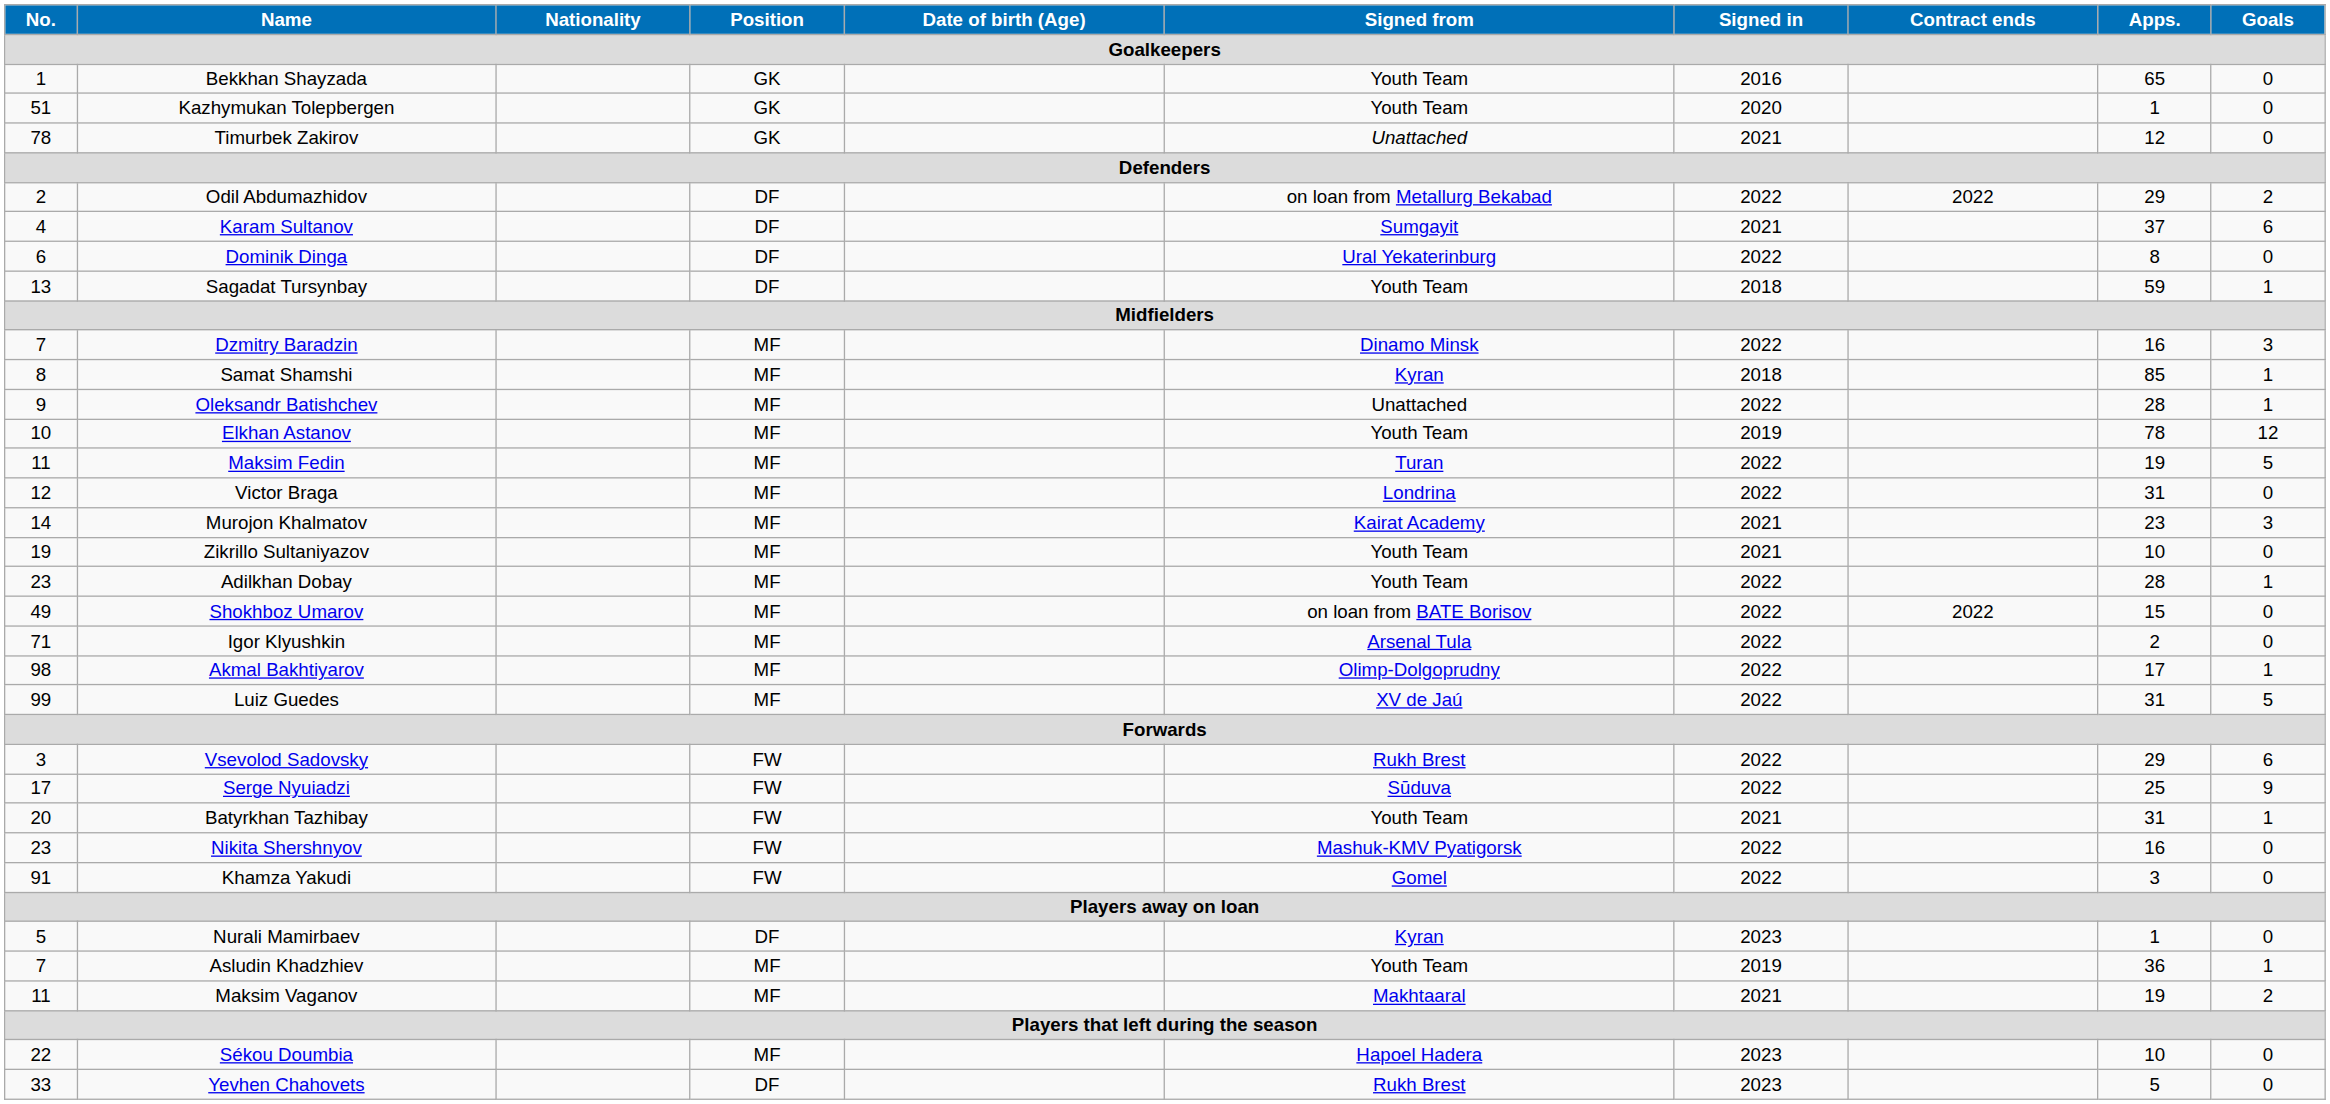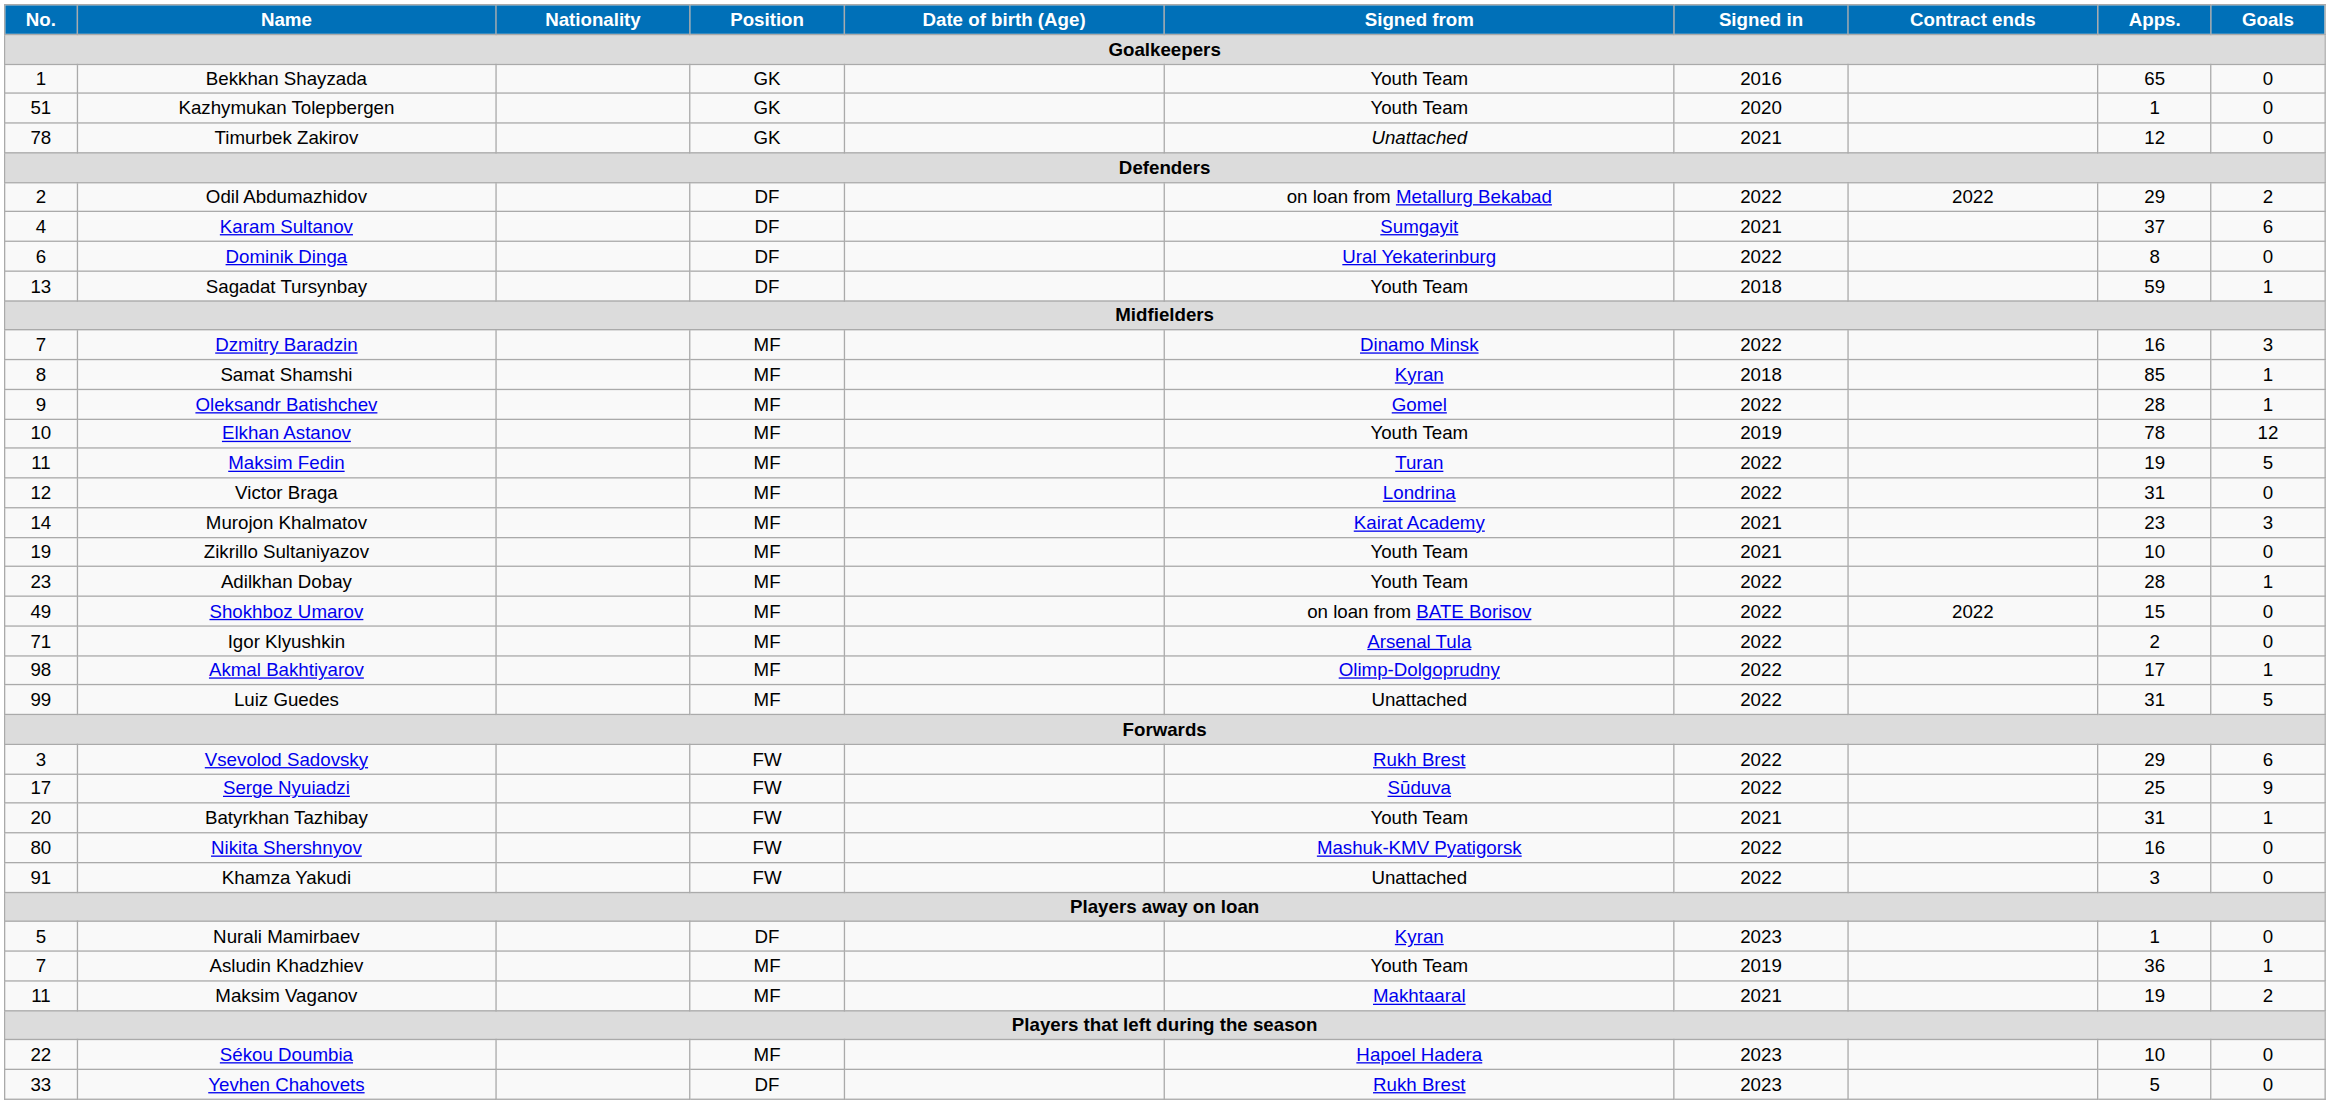(1419, 404) Unattached -> (1419, 404) Gomel
(1419, 700) XV de Jaú -> (1419, 700) Unattached
(41, 848) 23 -> (41, 848) 80
(1419, 878) Gomel -> (1419, 878) Unattached
